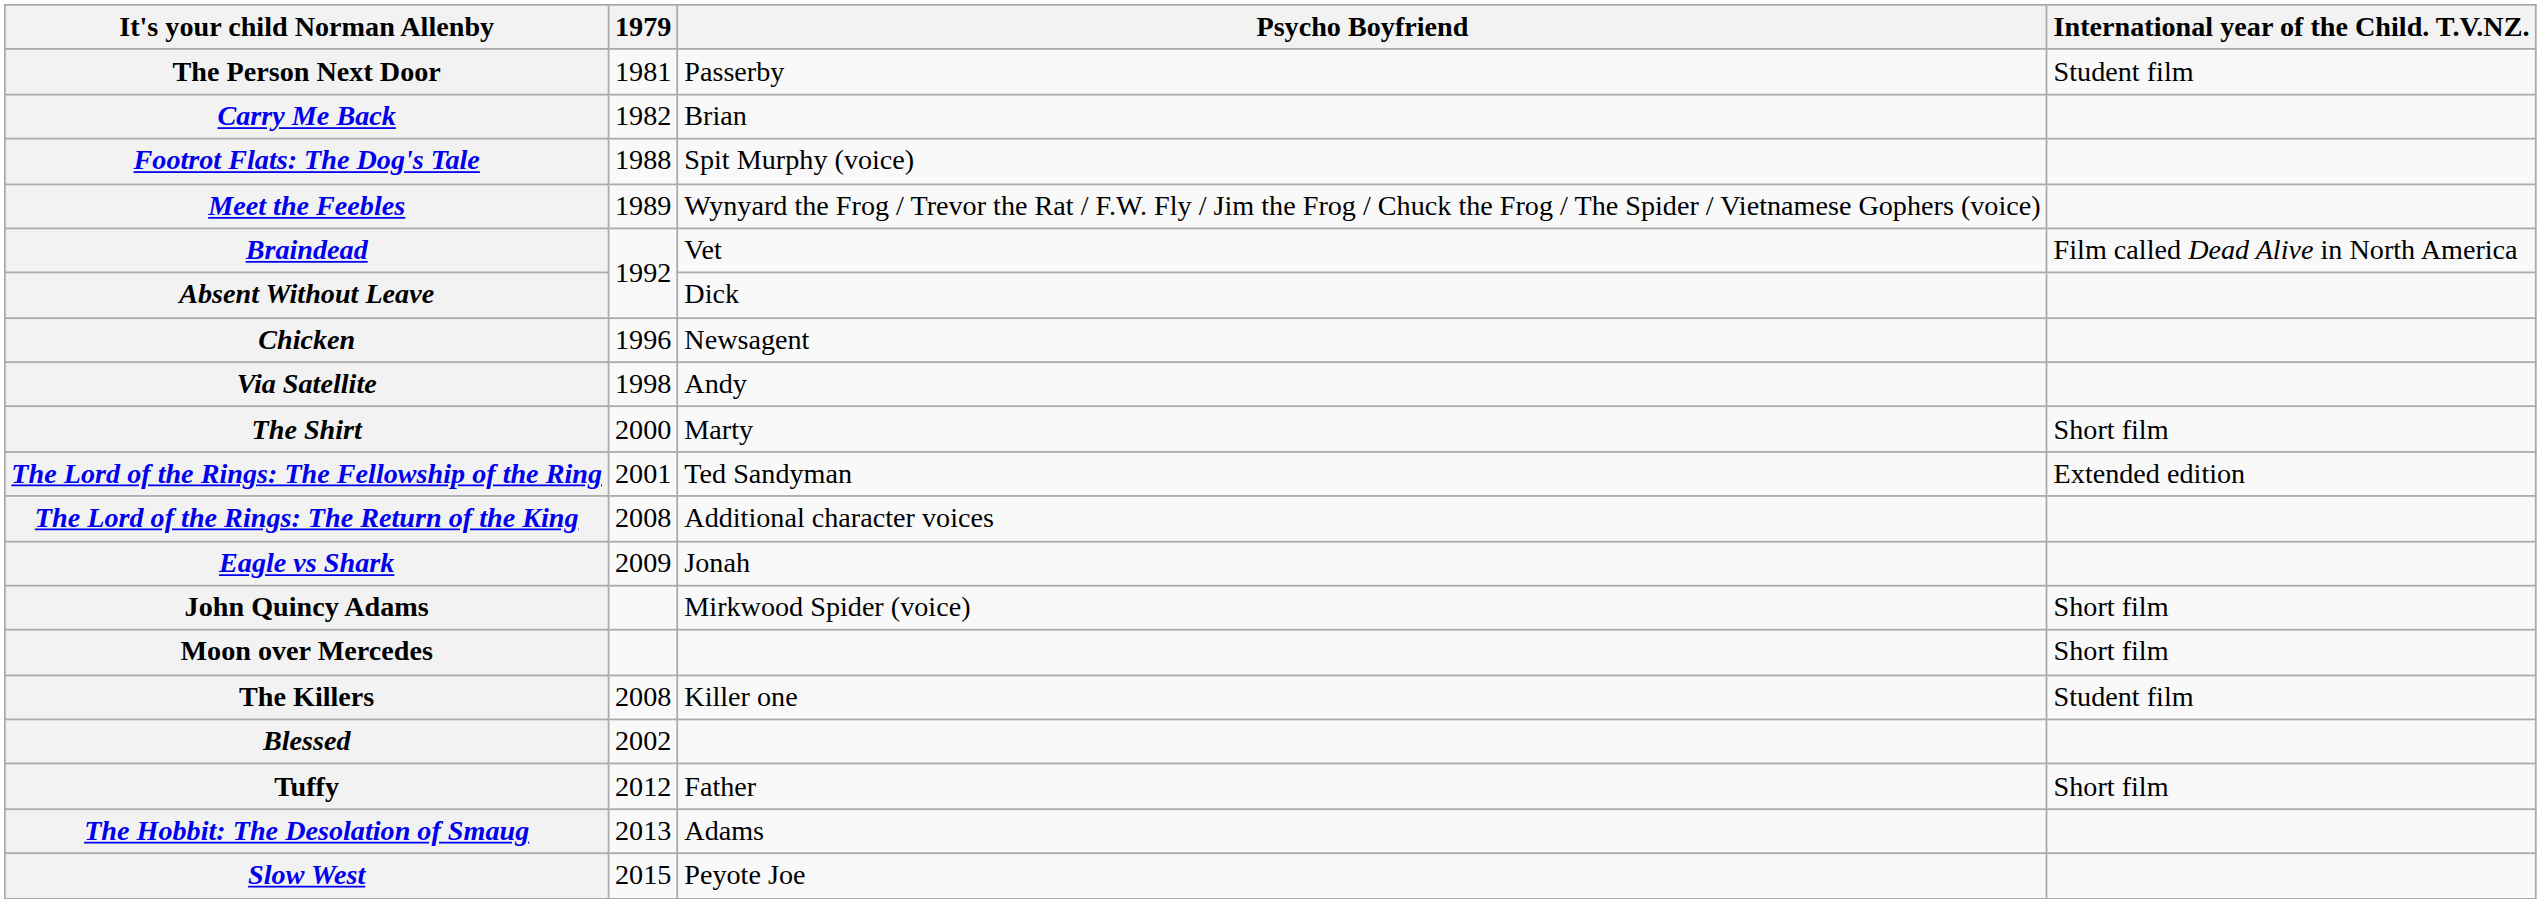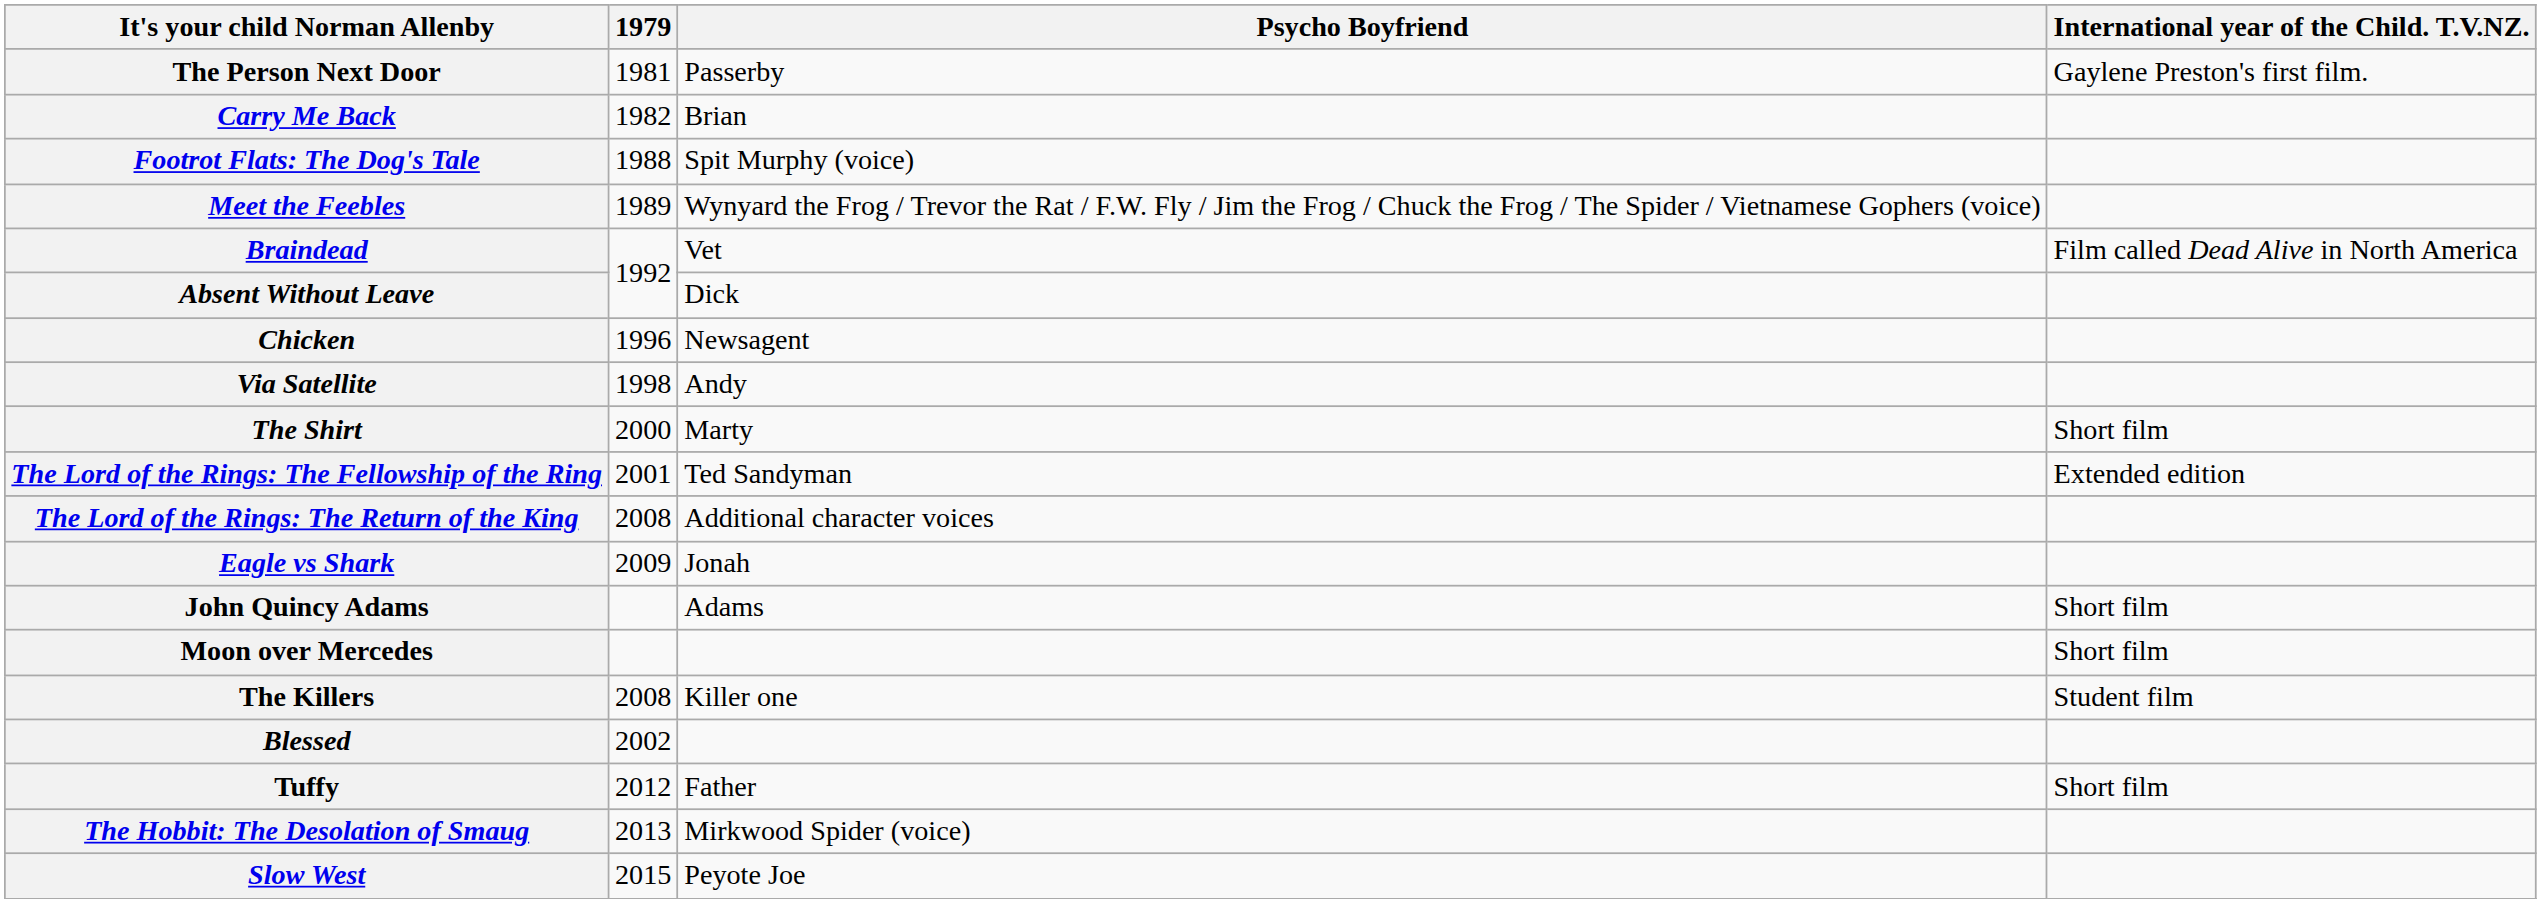(2124, 71) Student film -> (2211, 71) Gaylene Preston's first film.
(827, 607) Mirkwood Spider (voice) -> (724, 607) Adams
(724, 830) Adams -> (827, 830) Mirkwood Spider (voice)
